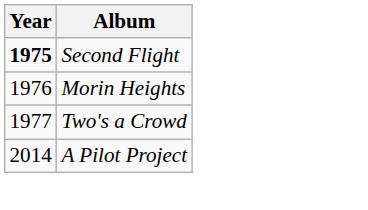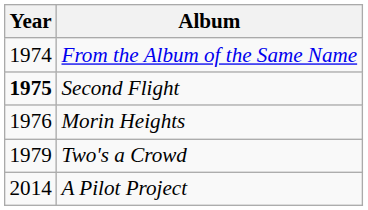+ row: (209, 54)
(31, 121) 1977 -> (31, 155) 1979
